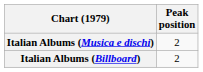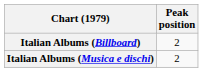rows swapped: (80, 59) <-> (80, 42)
